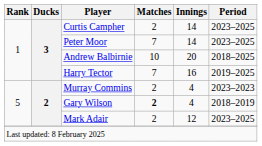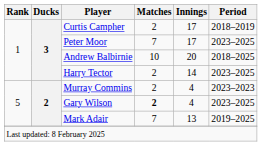(191, 27) 14 -> (191, 27) 17
(233, 27) 2023–2025 -> (233, 27) 2018–2019
(191, 42) 14 -> (191, 42) 17
(154, 73) 7 -> (154, 73) 2
(191, 73) 16 -> (191, 73) 14
(233, 73) 2019–2025 -> (233, 73) 2023–2025
(233, 103) 2018–2019 -> (233, 103) 2023–2025
(154, 118) 2 -> (154, 118) 7
(191, 118) 12 -> (191, 118) 13
(233, 118) 2023–2025 -> (233, 118) 2019–2025
